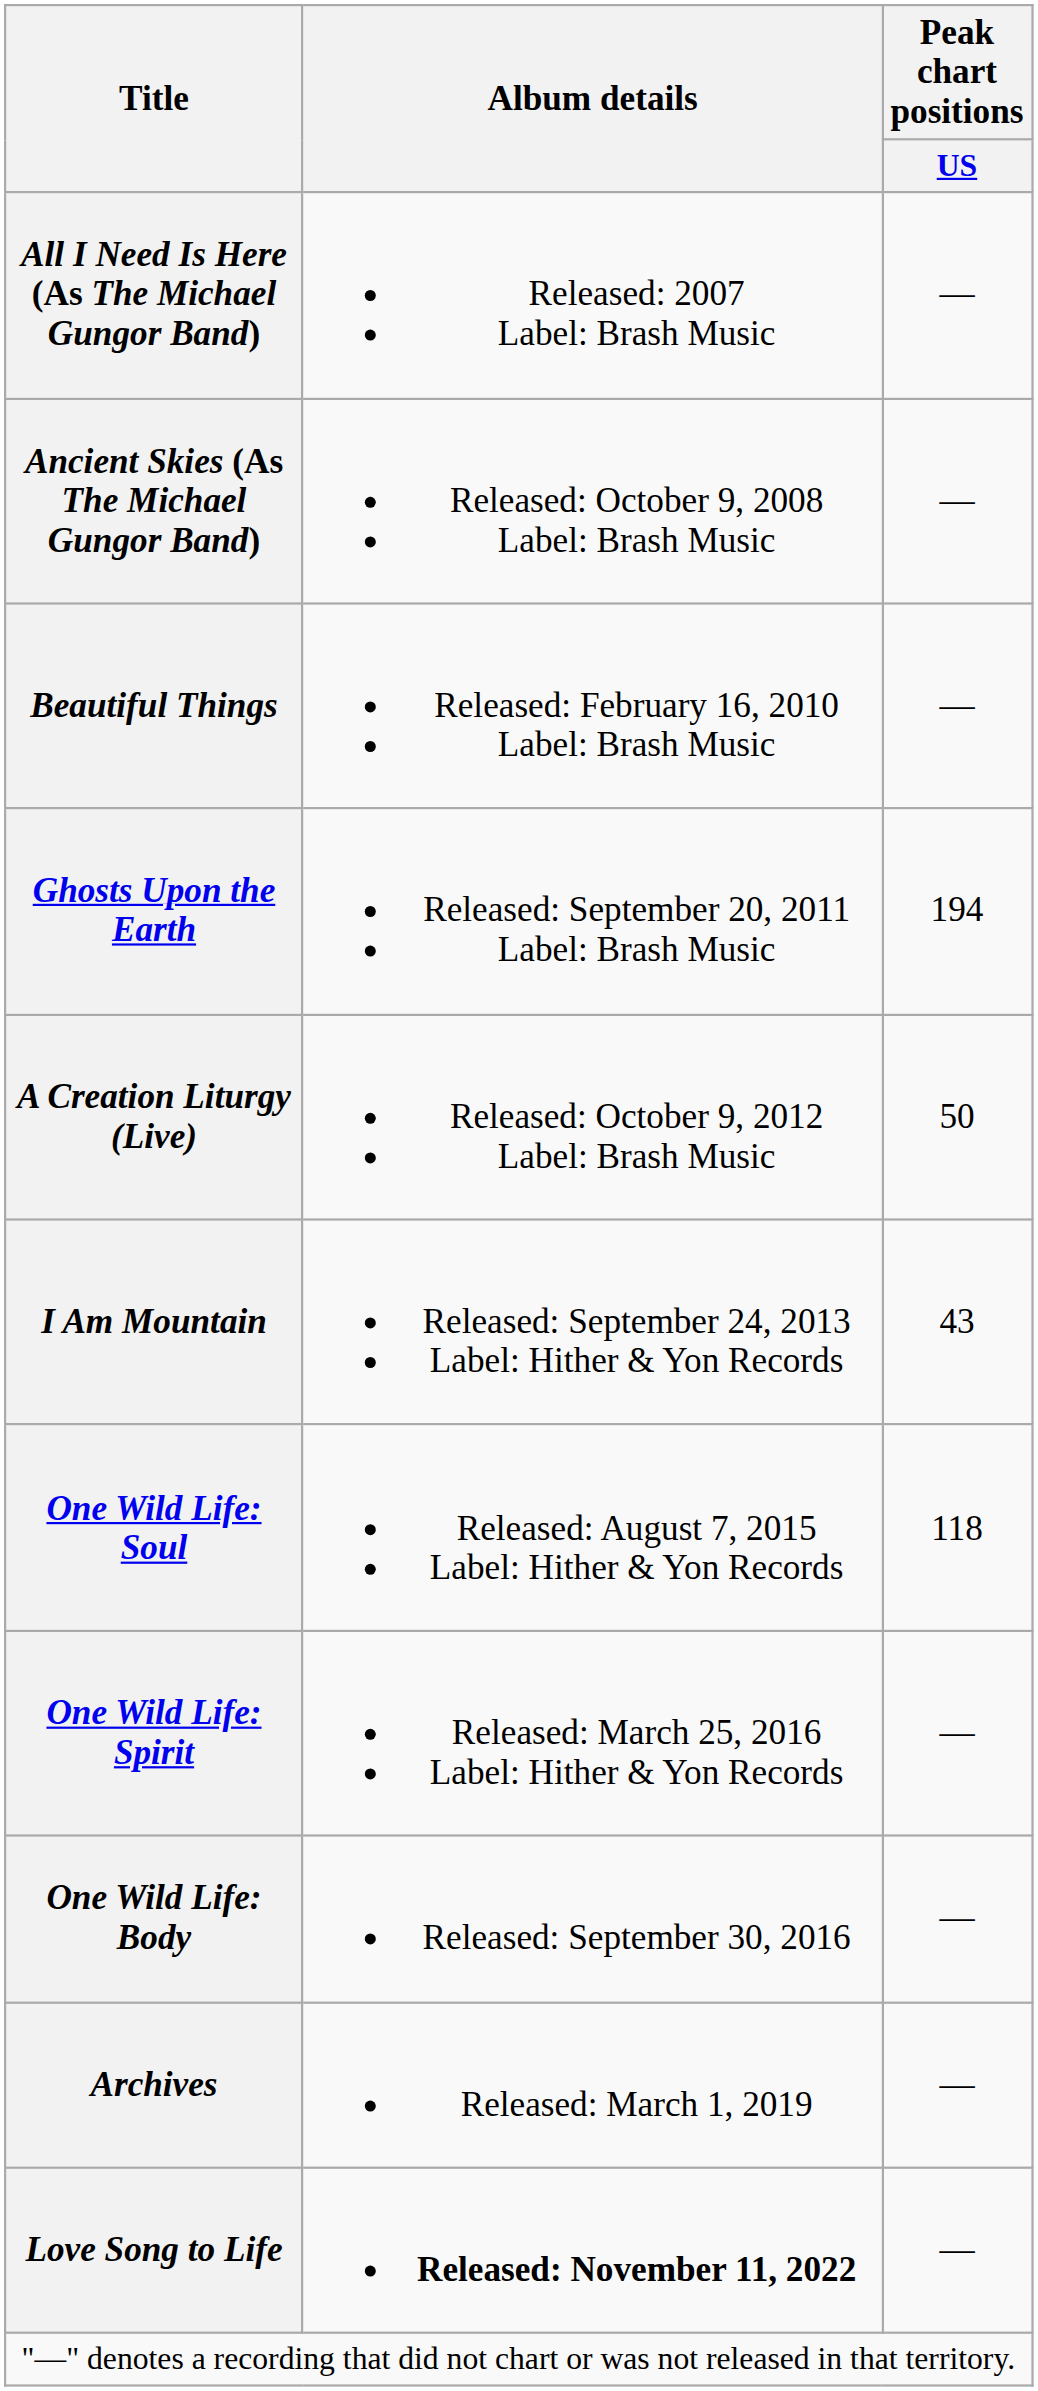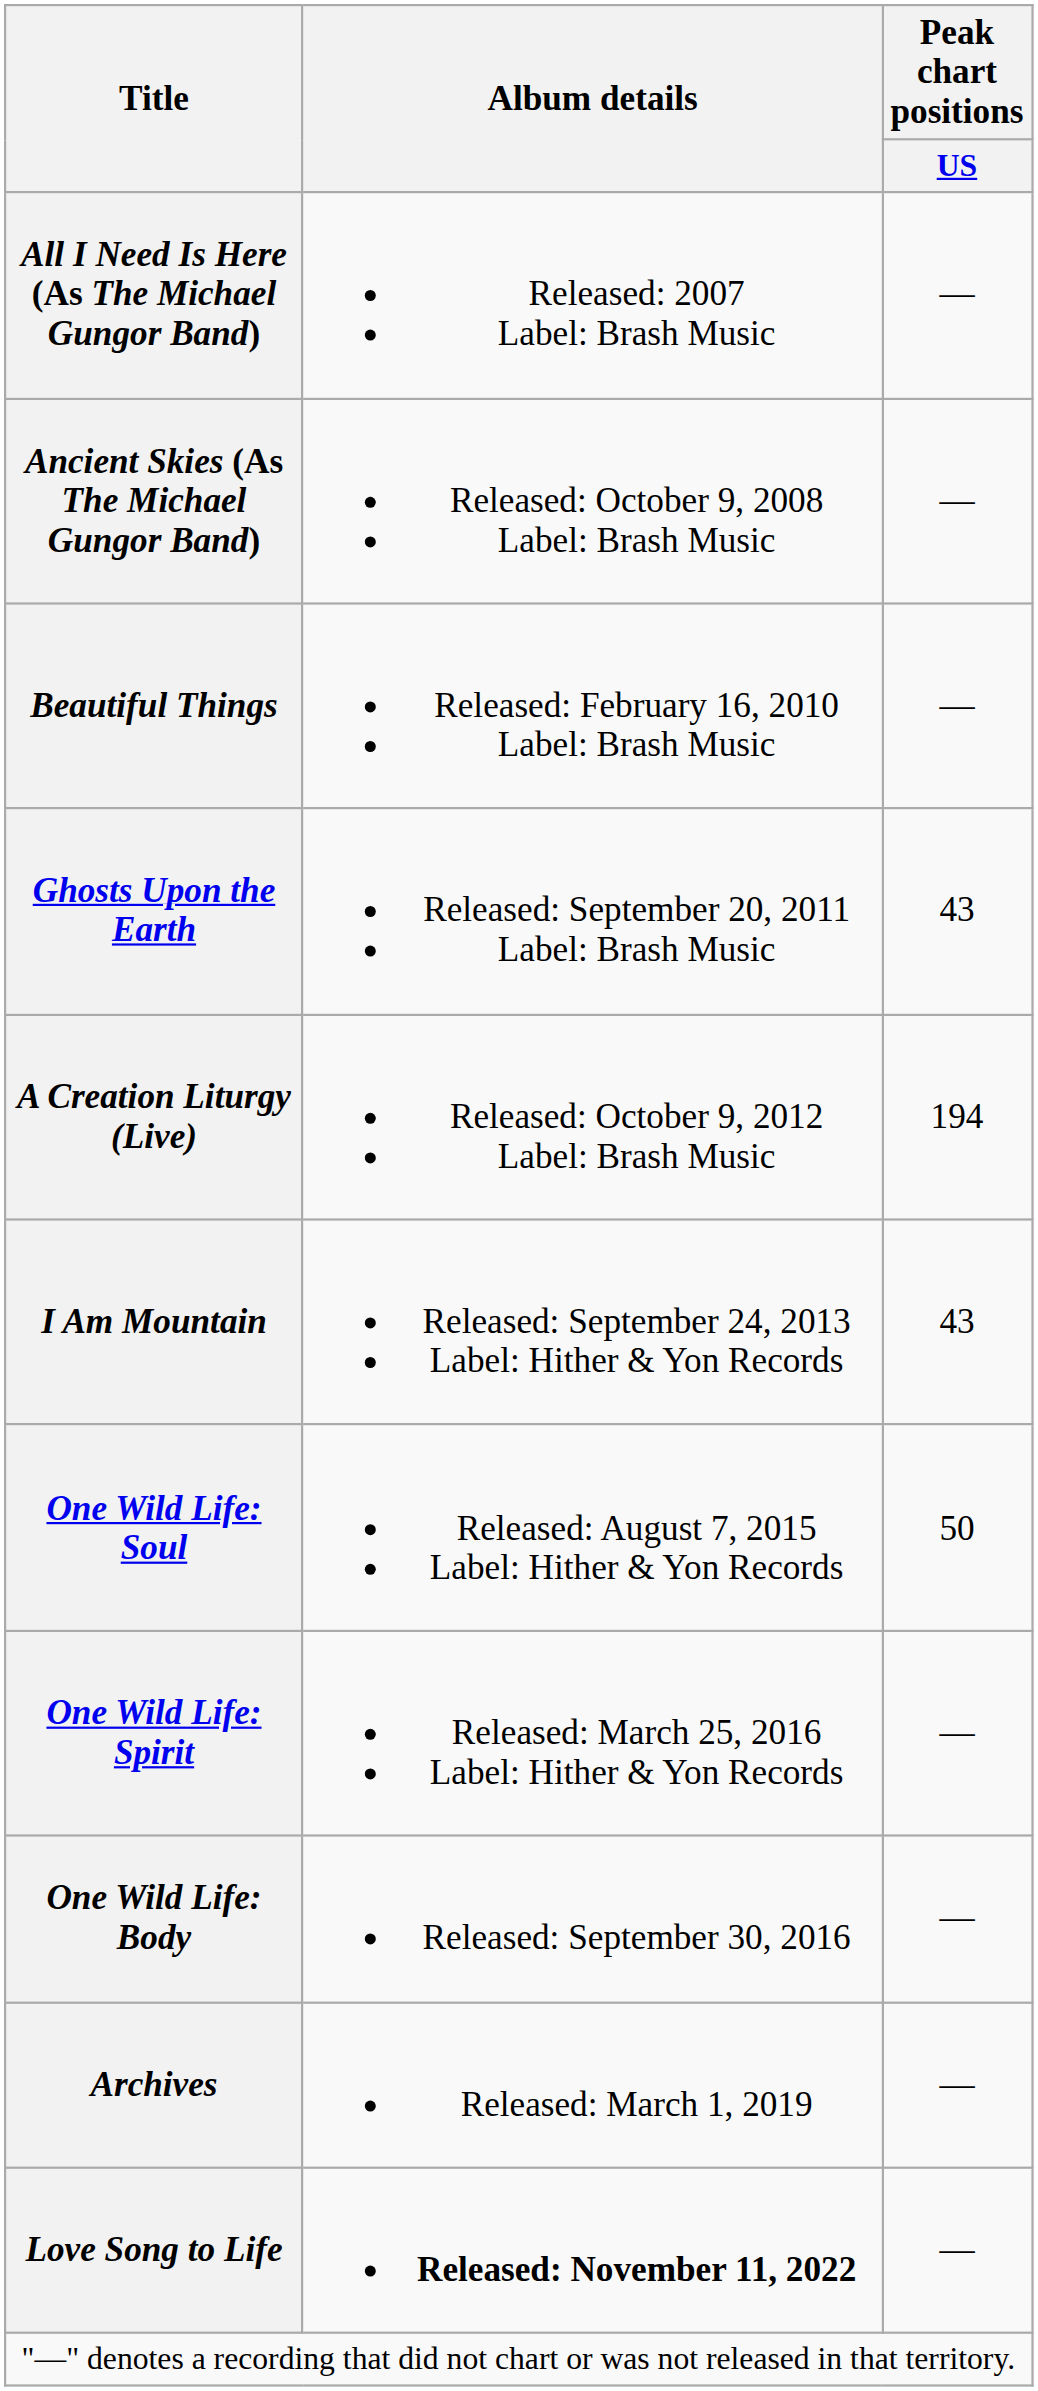(957, 910) 194 -> (957, 910) 43
(957, 1116) 50 -> (957, 1116) 194
(957, 1527) 118 -> (957, 1527) 50
